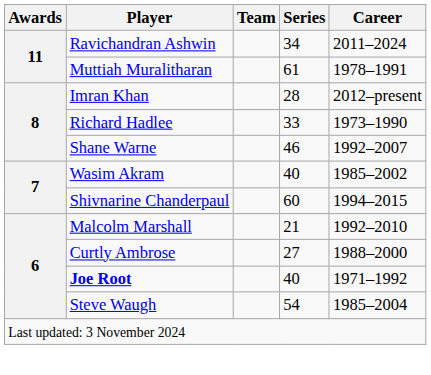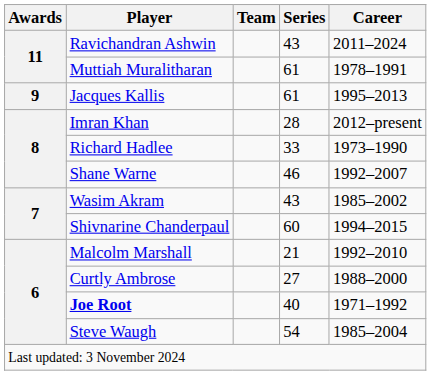(292, 43) 34 -> (292, 43) 43
+ row: (117, 95)
(292, 174) 40 -> (292, 200) 43
